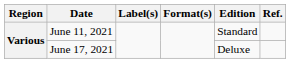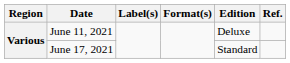(237, 31) Standard -> (234, 31) Deluxe
(234, 49) Deluxe -> (237, 49) Standard
